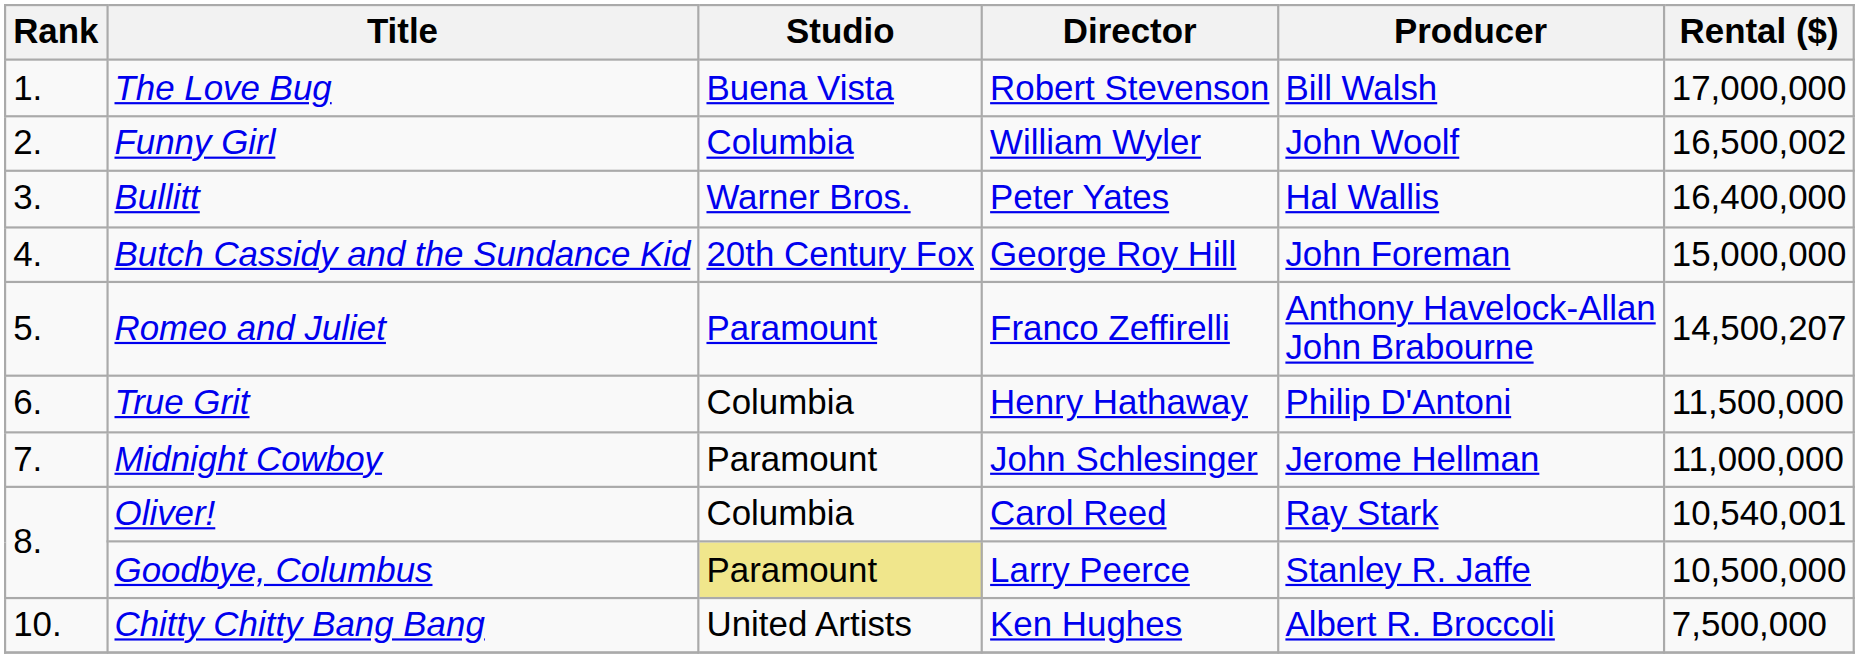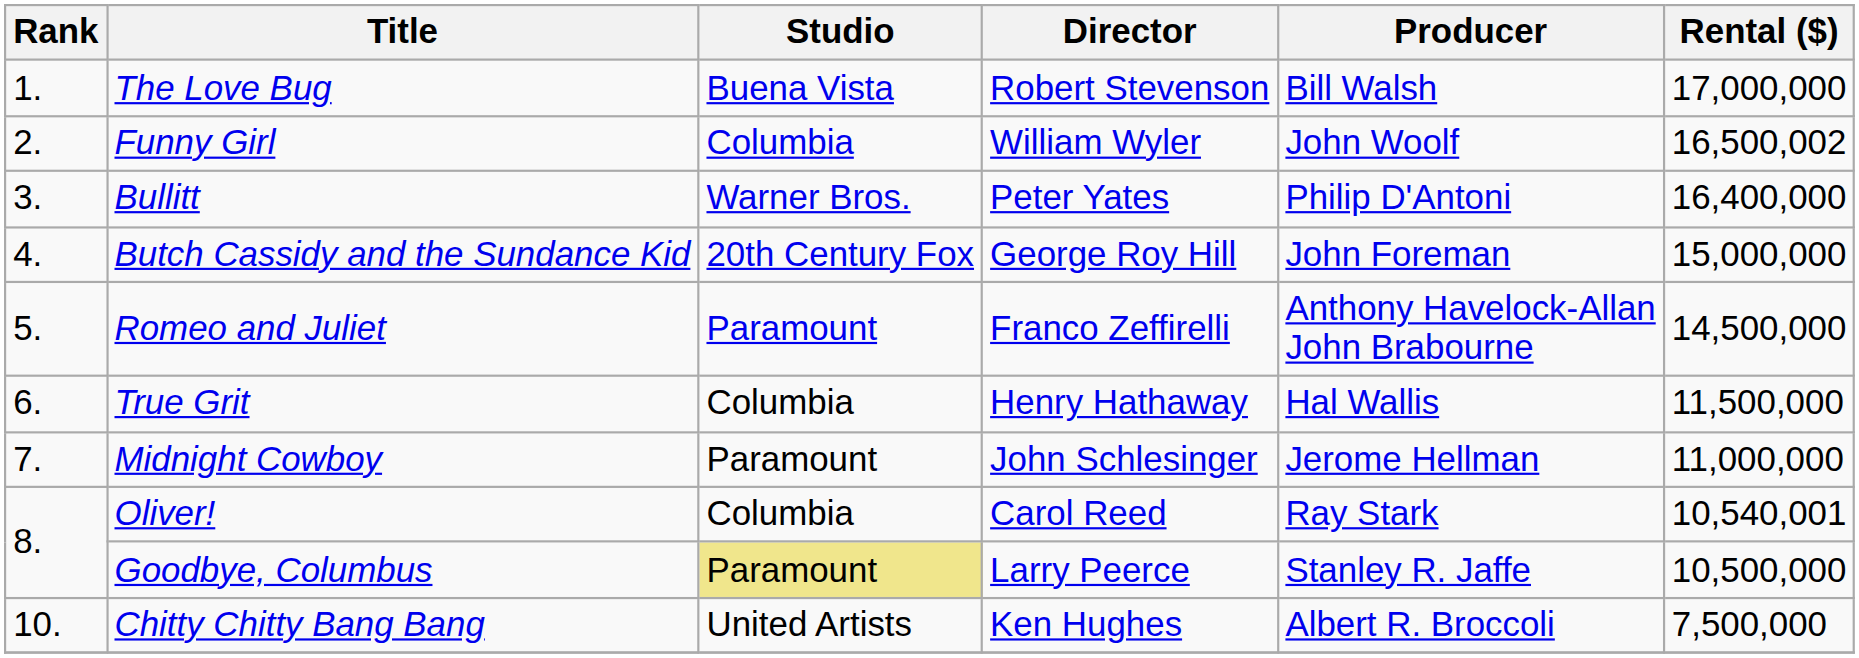(1362, 198) Hal Wallis -> (1398, 198) Philip D'Antoni
(1759, 328) 14,500,207 -> (1759, 328) 14,500,000
(1398, 403) Philip D'Antoni -> (1362, 403) Hal Wallis
